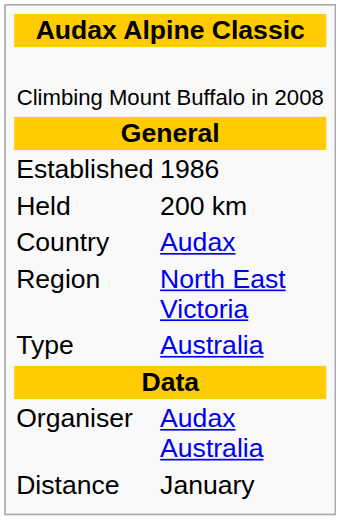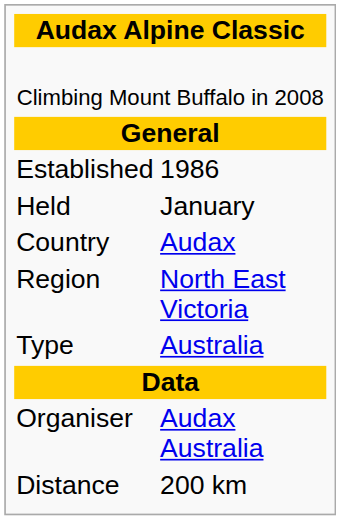(204, 206) 200 km -> (207, 206) January
(207, 485) January -> (204, 485) 200 km
